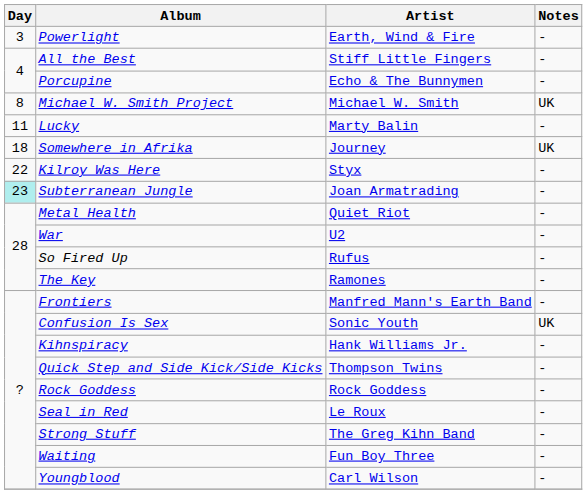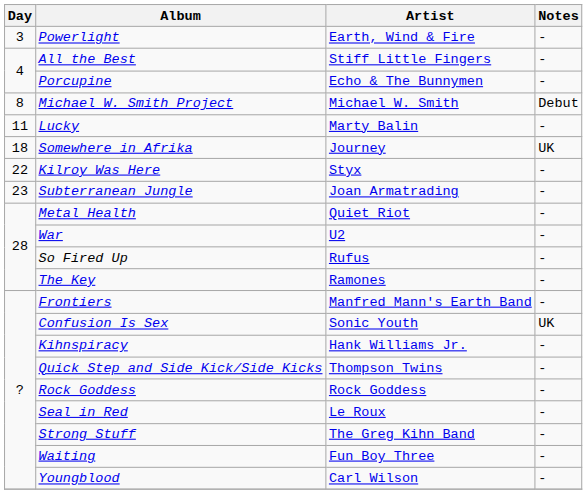(546, 104) UK -> (558, 104) Debut
(20, 192) paleturquoise background -> (20, 192) no background
